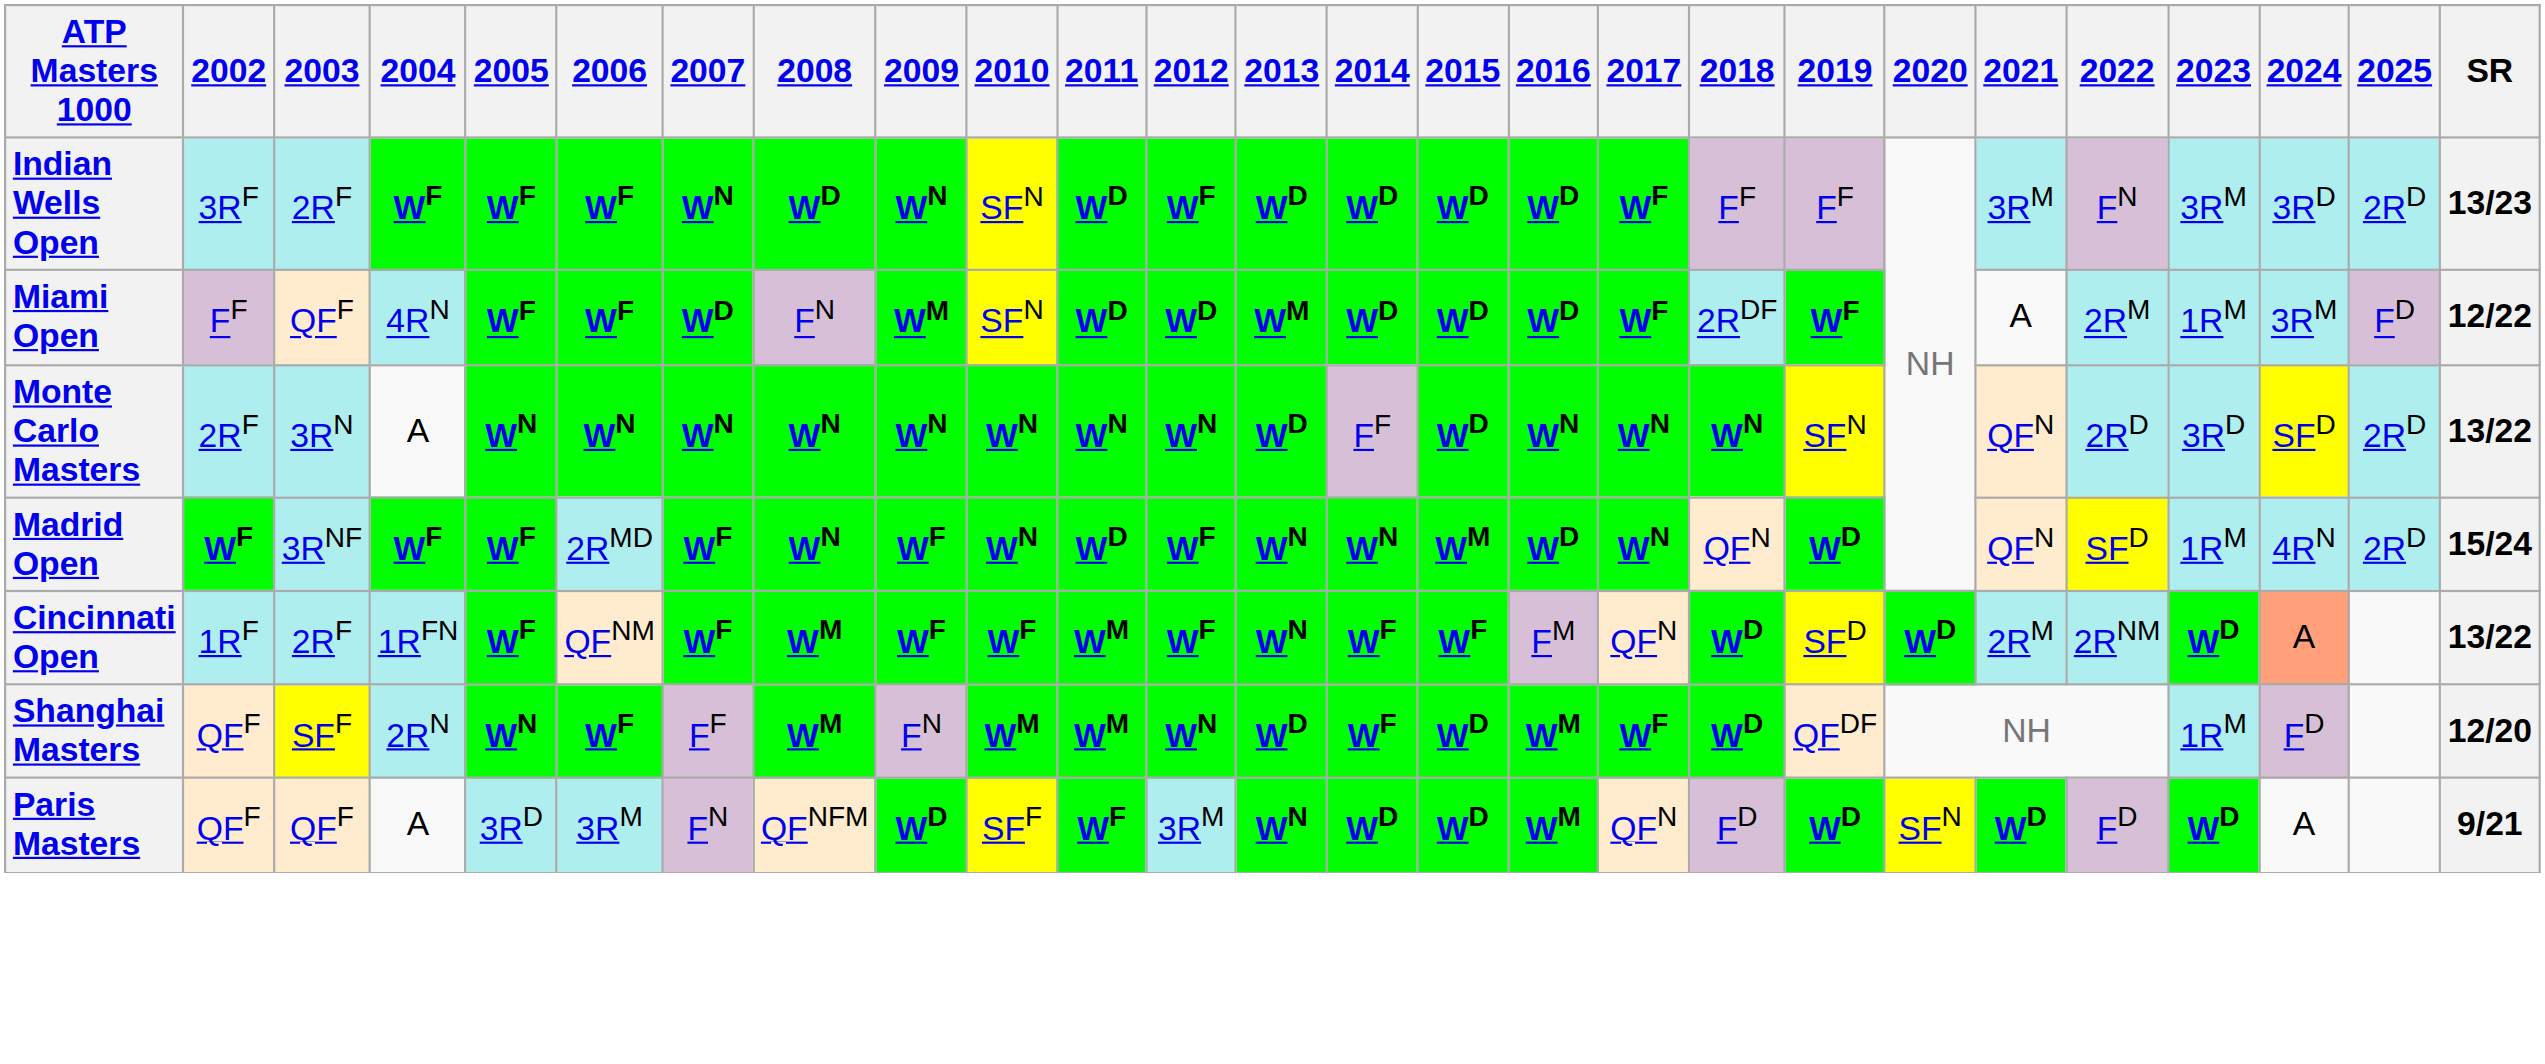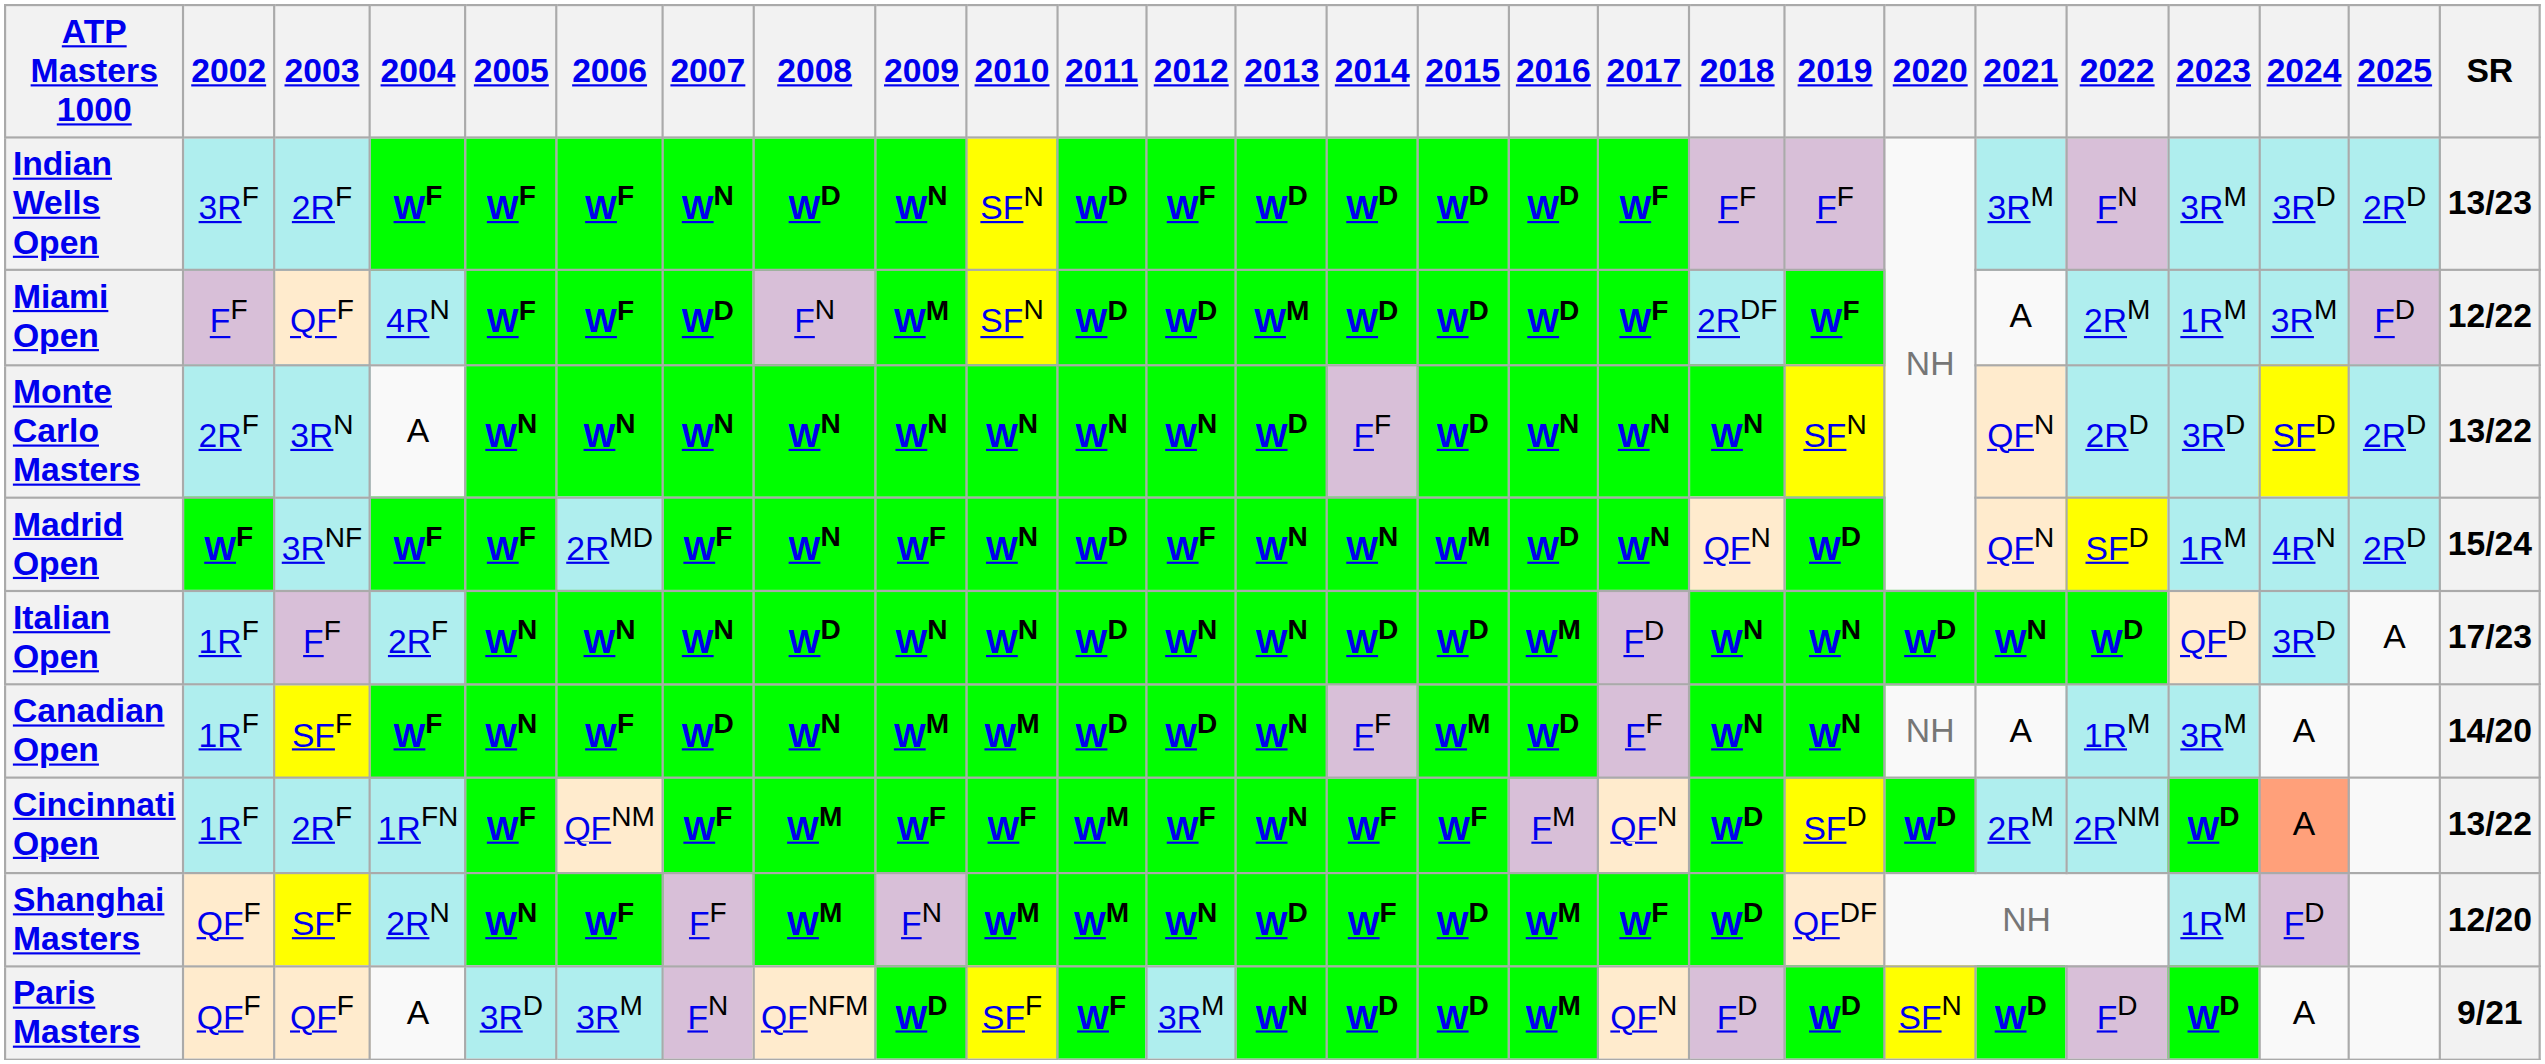+ row: (62, 636)
+ row: (89, 730)
